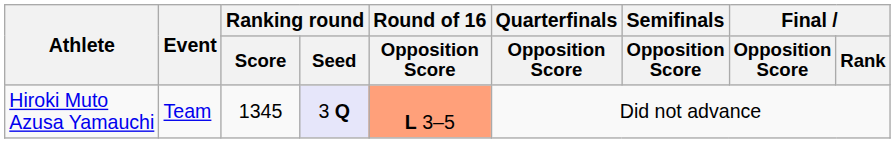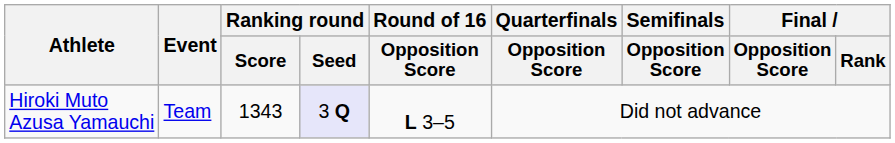(261, 112) 1345 -> (261, 112) 1343
(430, 123) lightsalmon background -> (430, 123) no background
